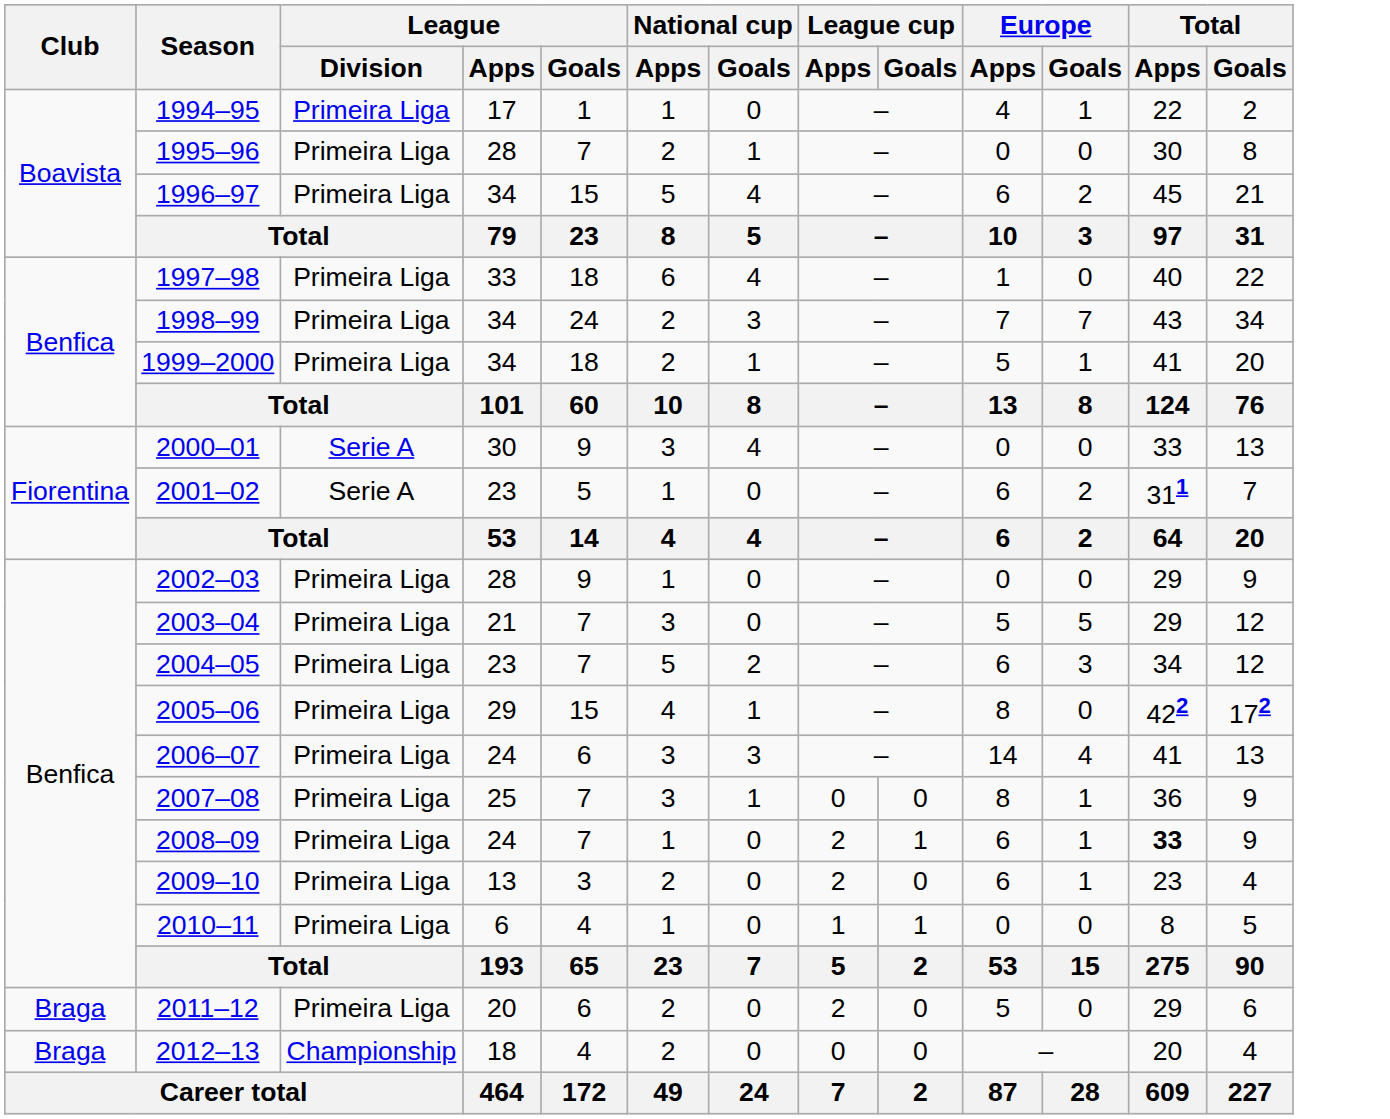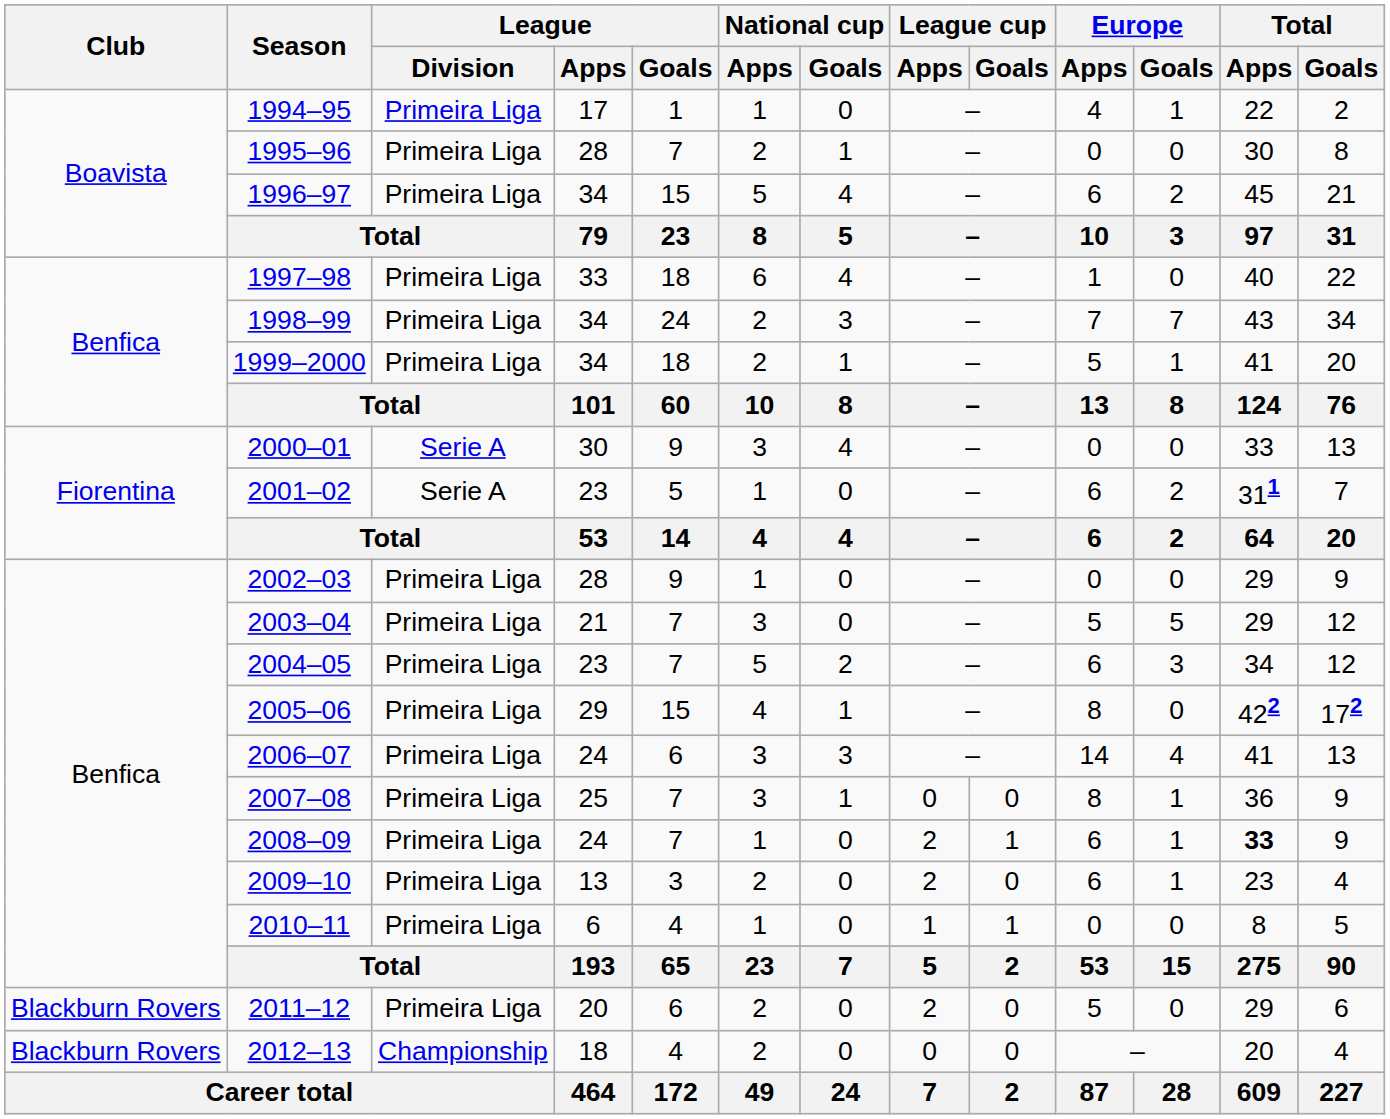(70, 1008) Braga -> (116, 1008) Blackburn Rovers
(70, 1050) Braga -> (116, 1050) Blackburn Rovers
